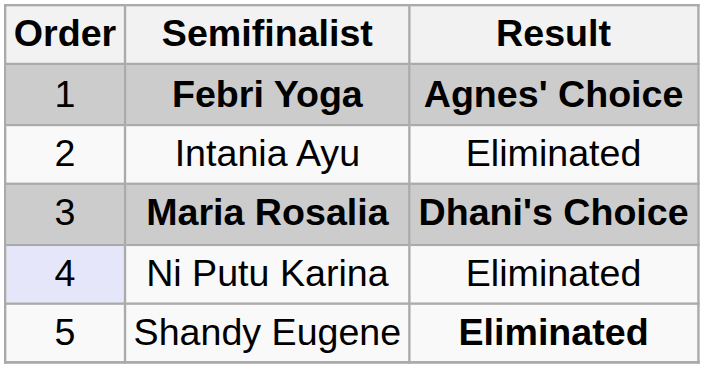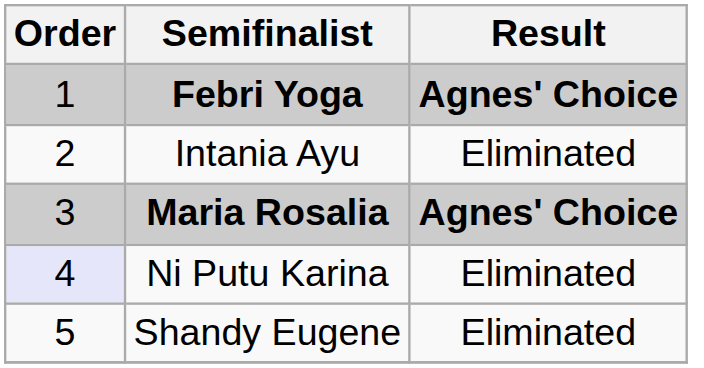(554, 213) Dhani's Choice -> (548, 213) Agnes' Choice
(554, 332) bold -> (548, 332) normal
